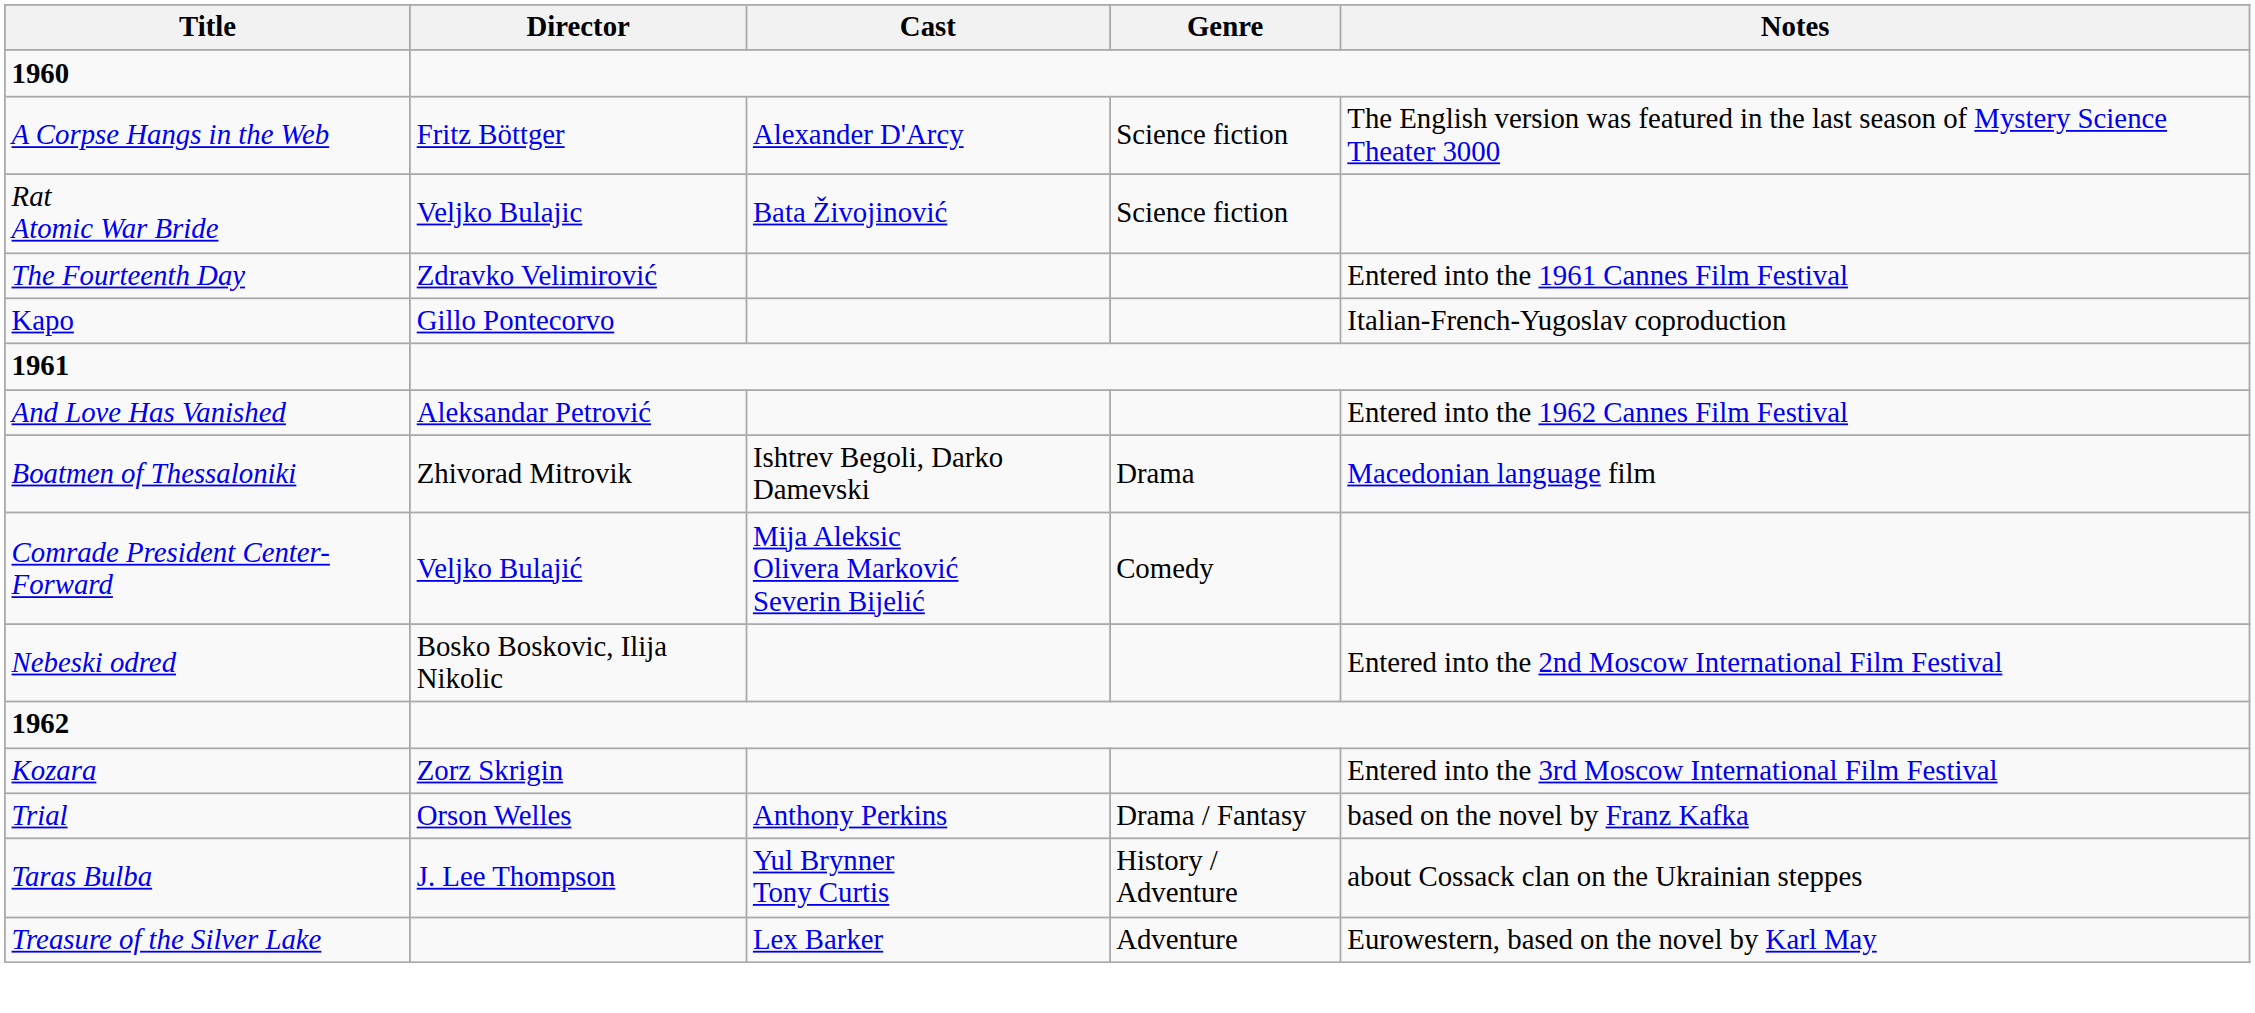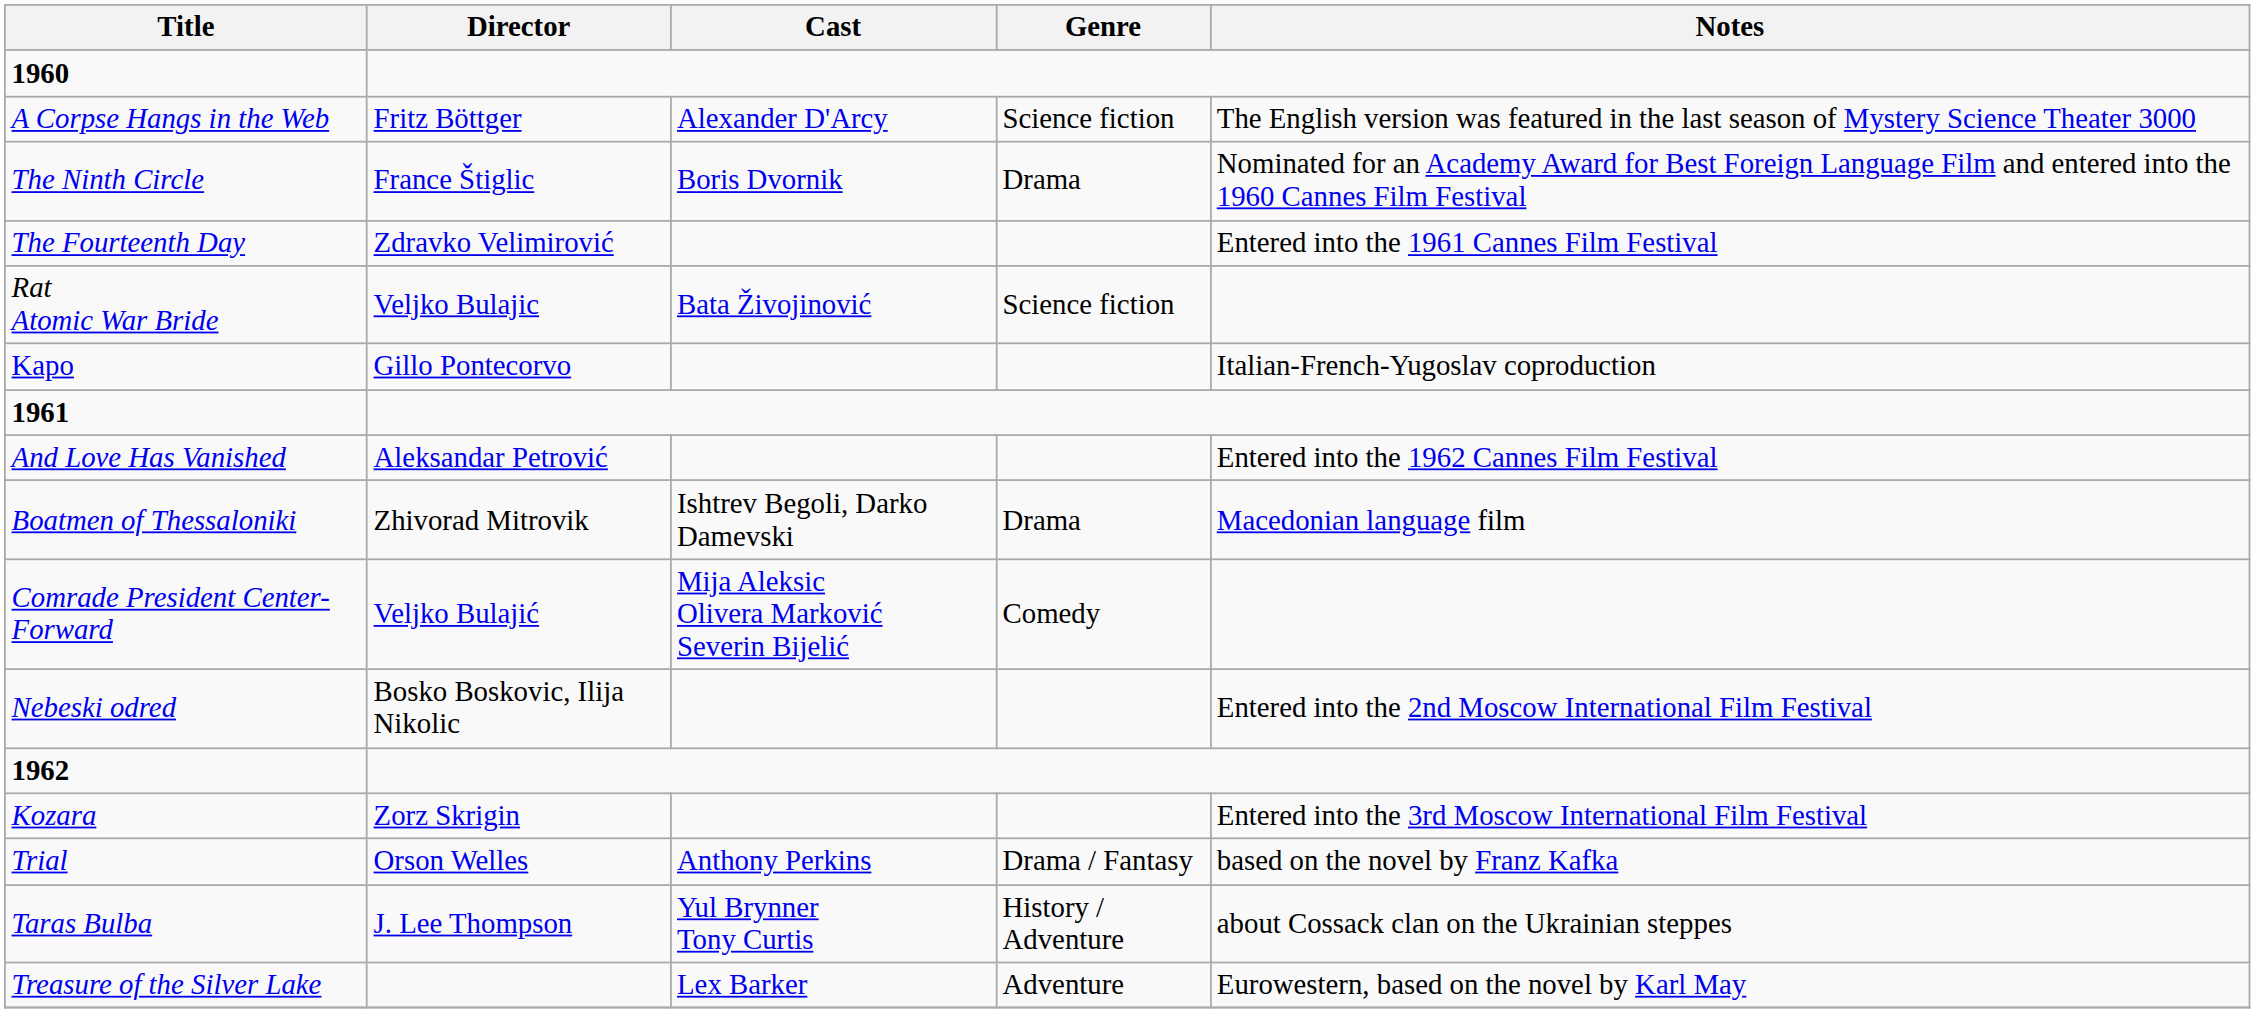+ row: (108, 180)
rows swapped: (115, 212) <-> (128, 274)
